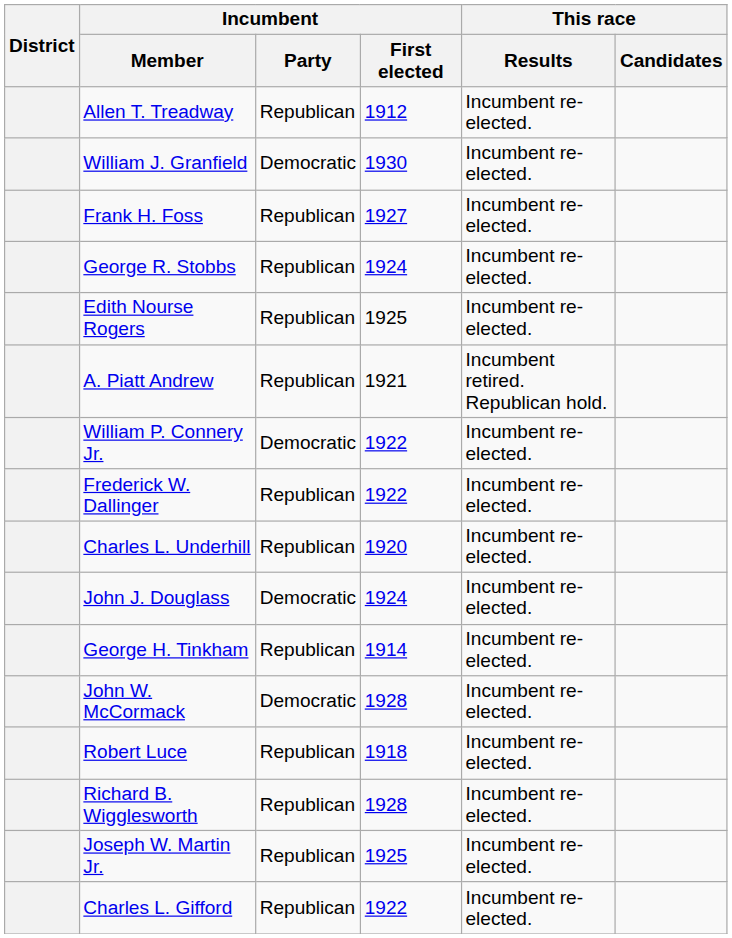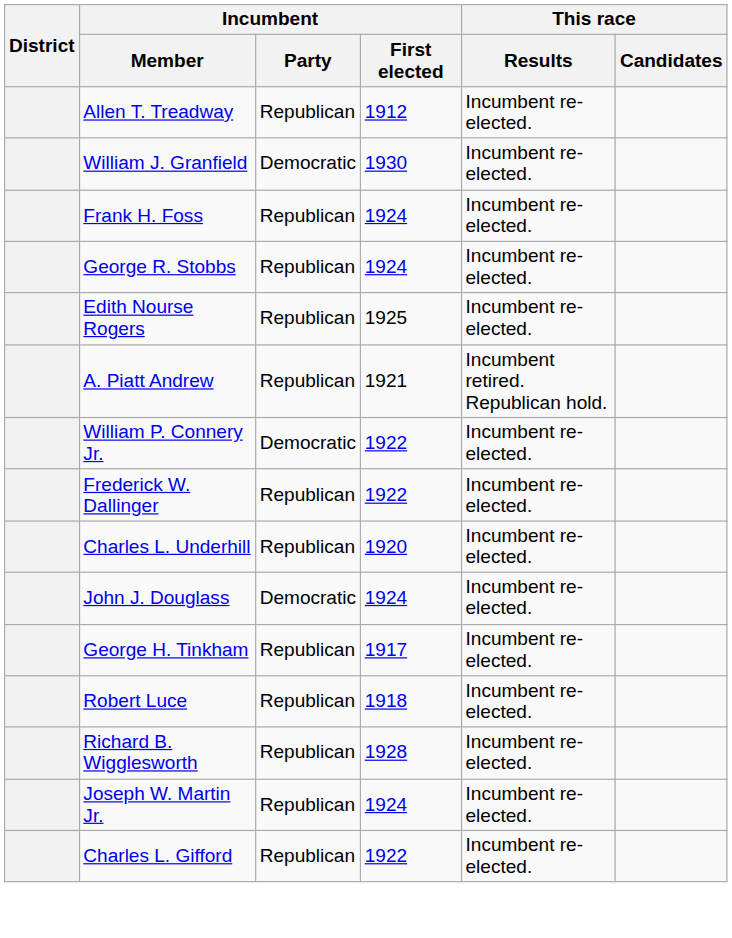(386, 215) 1927 -> (386, 215) 1924
(386, 649) 1914 -> (386, 649) 1917
- row: (134, 701)
(386, 856) 1925 -> (386, 804) 1924
